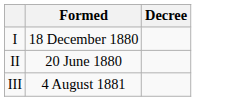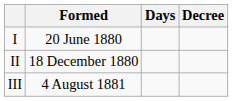+ column: (160, 15)
(84, 38) 18 December 1880 -> (84, 38) 20 June 1880
(84, 61) 20 June 1880 -> (84, 61) 18 December 1880
